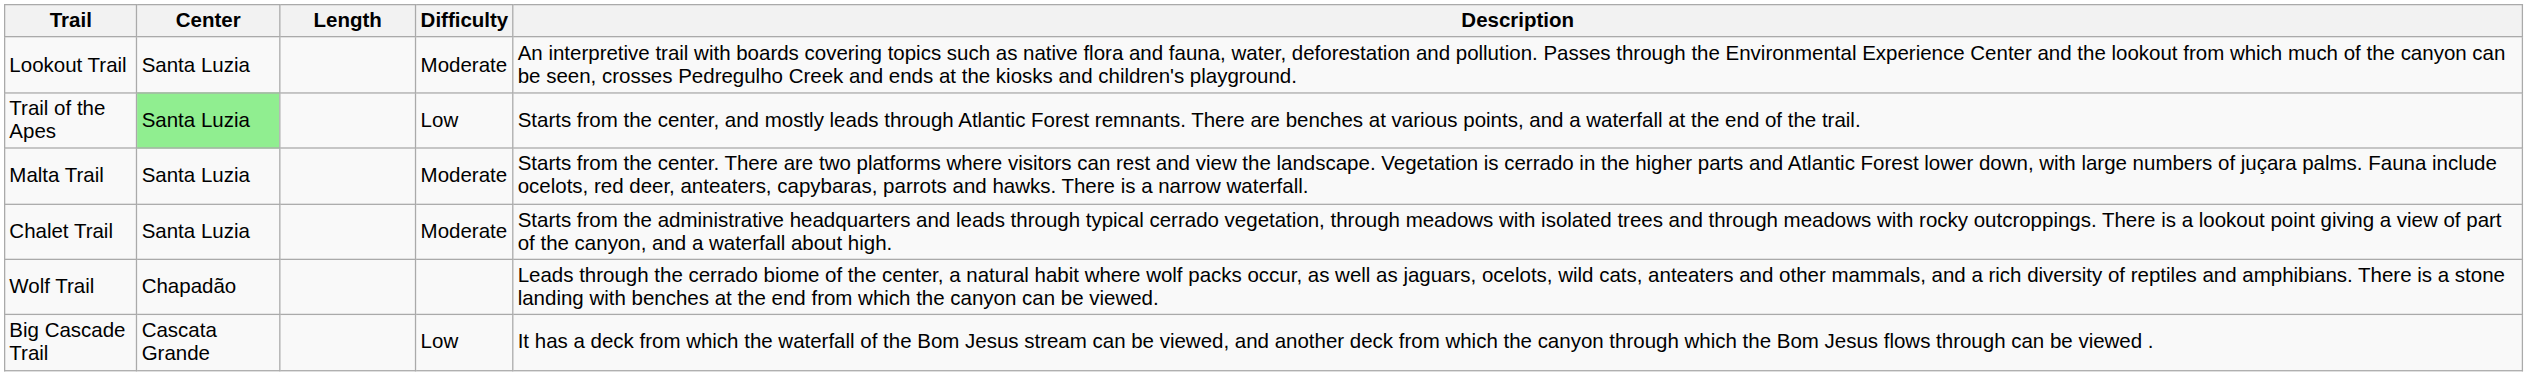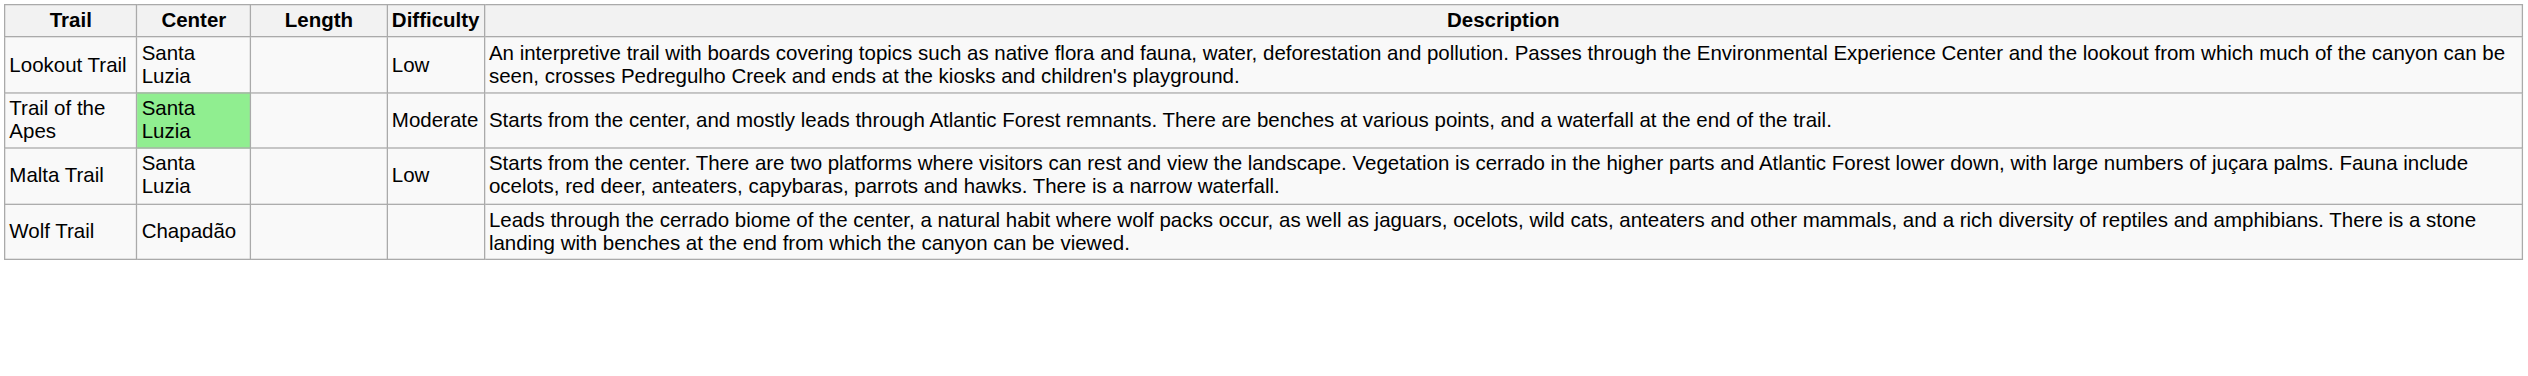(464, 64) Moderate -> (411, 64) Low
(439, 120) Low -> (435, 120) Moderate
(464, 175) Moderate -> (411, 175) Low
- row: (61, 231)
- row: (67, 342)
